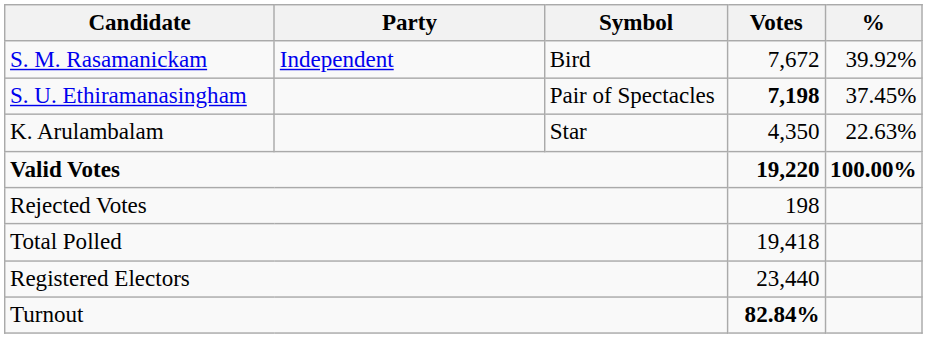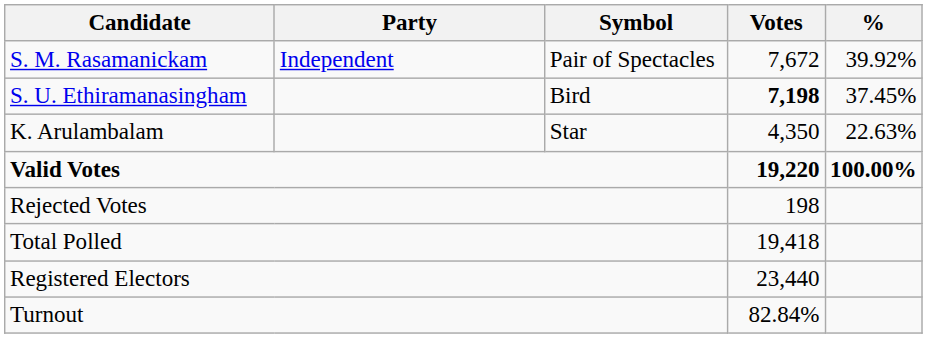(570, 59) Bird -> (632, 59) Pair of Spectacles
(632, 95) Pair of Spectacles -> (570, 95) Bird
(782, 315) bold -> (784, 315) normal
